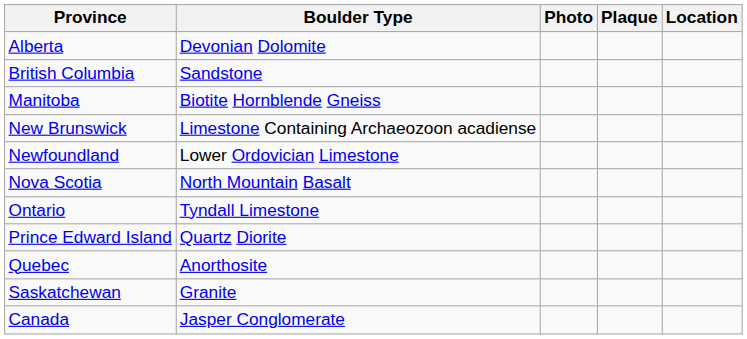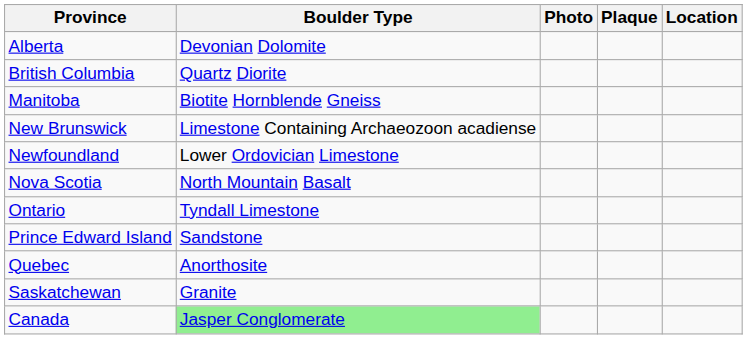(221, 73) Sandstone -> (233, 73) Quartz Diorite
(233, 237) Quartz Diorite -> (221, 237) Sandstone
(262, 319) no background -> (262, 319) lightgreen background
